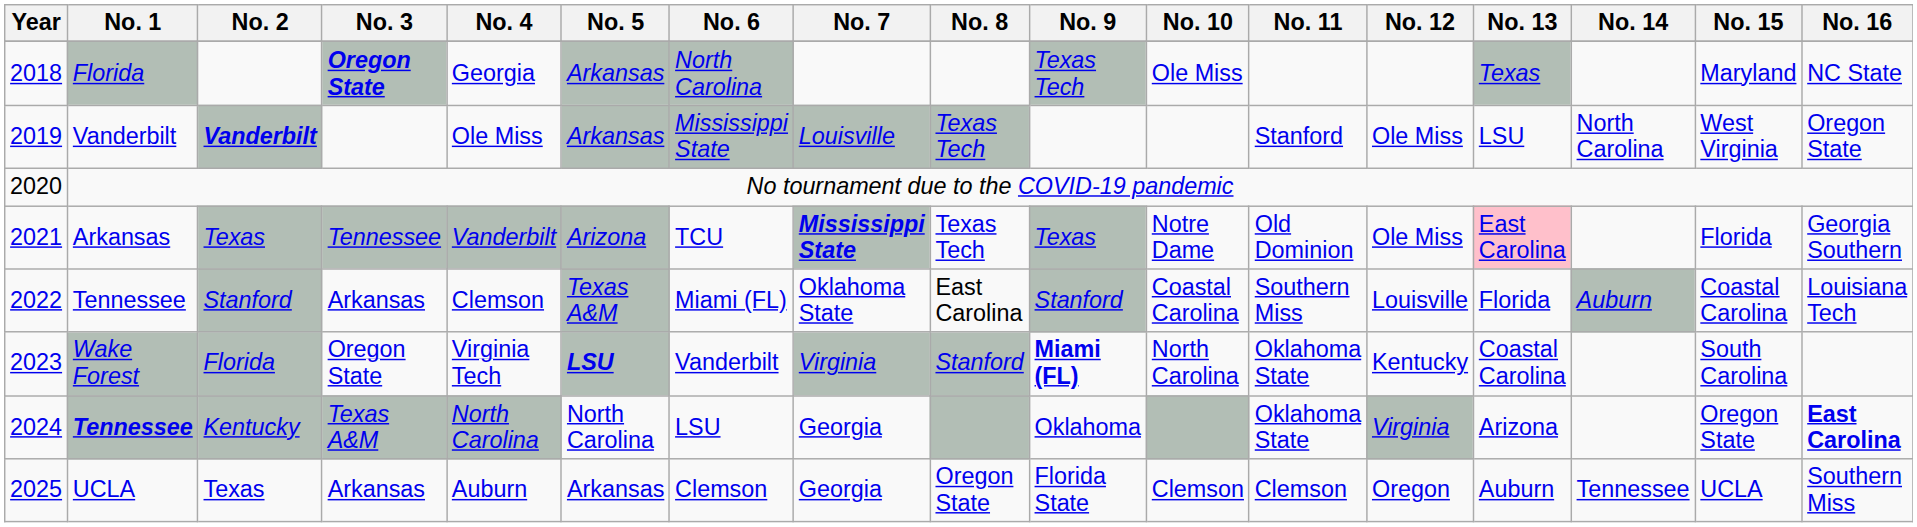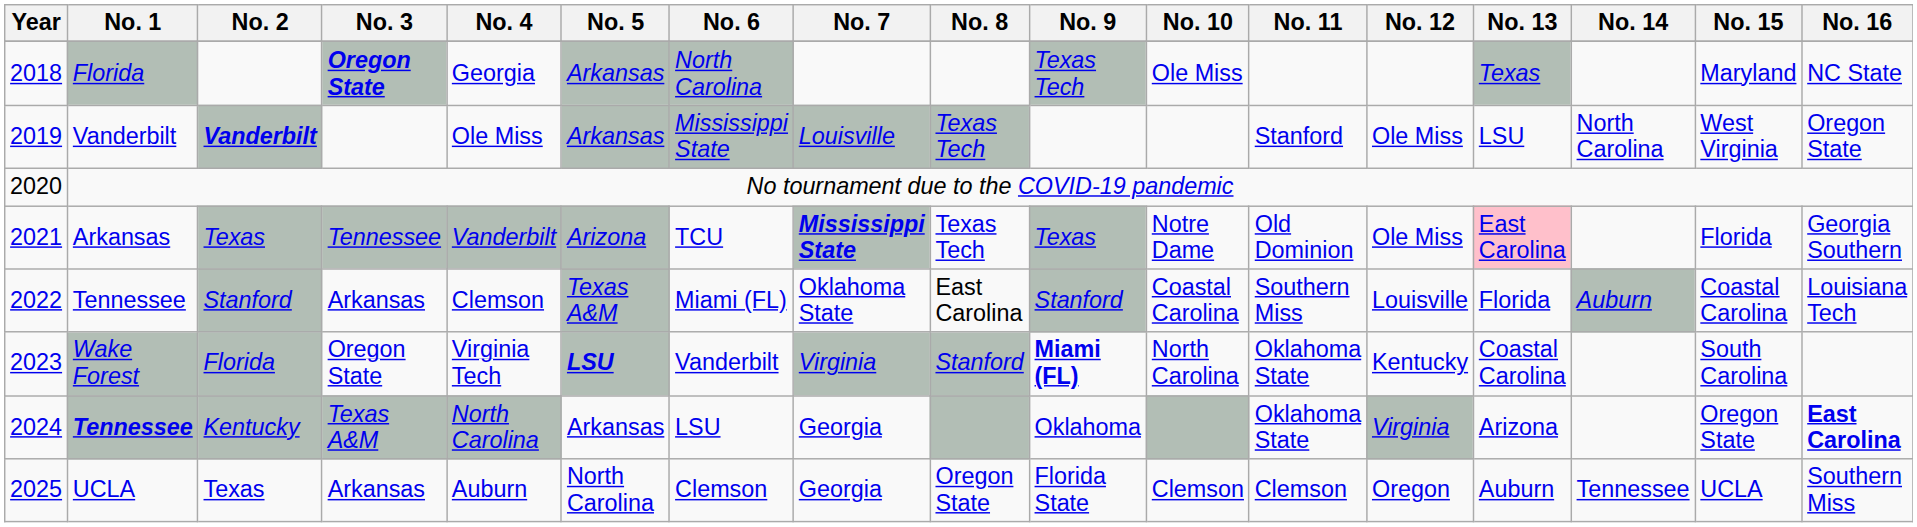(610, 426) North Carolina -> (616, 426) Arkansas
(616, 490) Arkansas -> (610, 490) North Carolina
